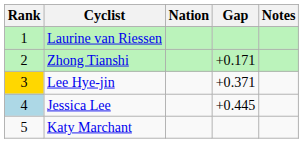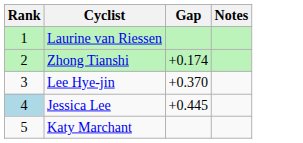- column: (189, 15)
(235, 60) +0.171 -> (188, 60) +0.174
(24, 82) gold background -> (24, 82) no background
(235, 82) +0.371 -> (188, 82) +0.370
